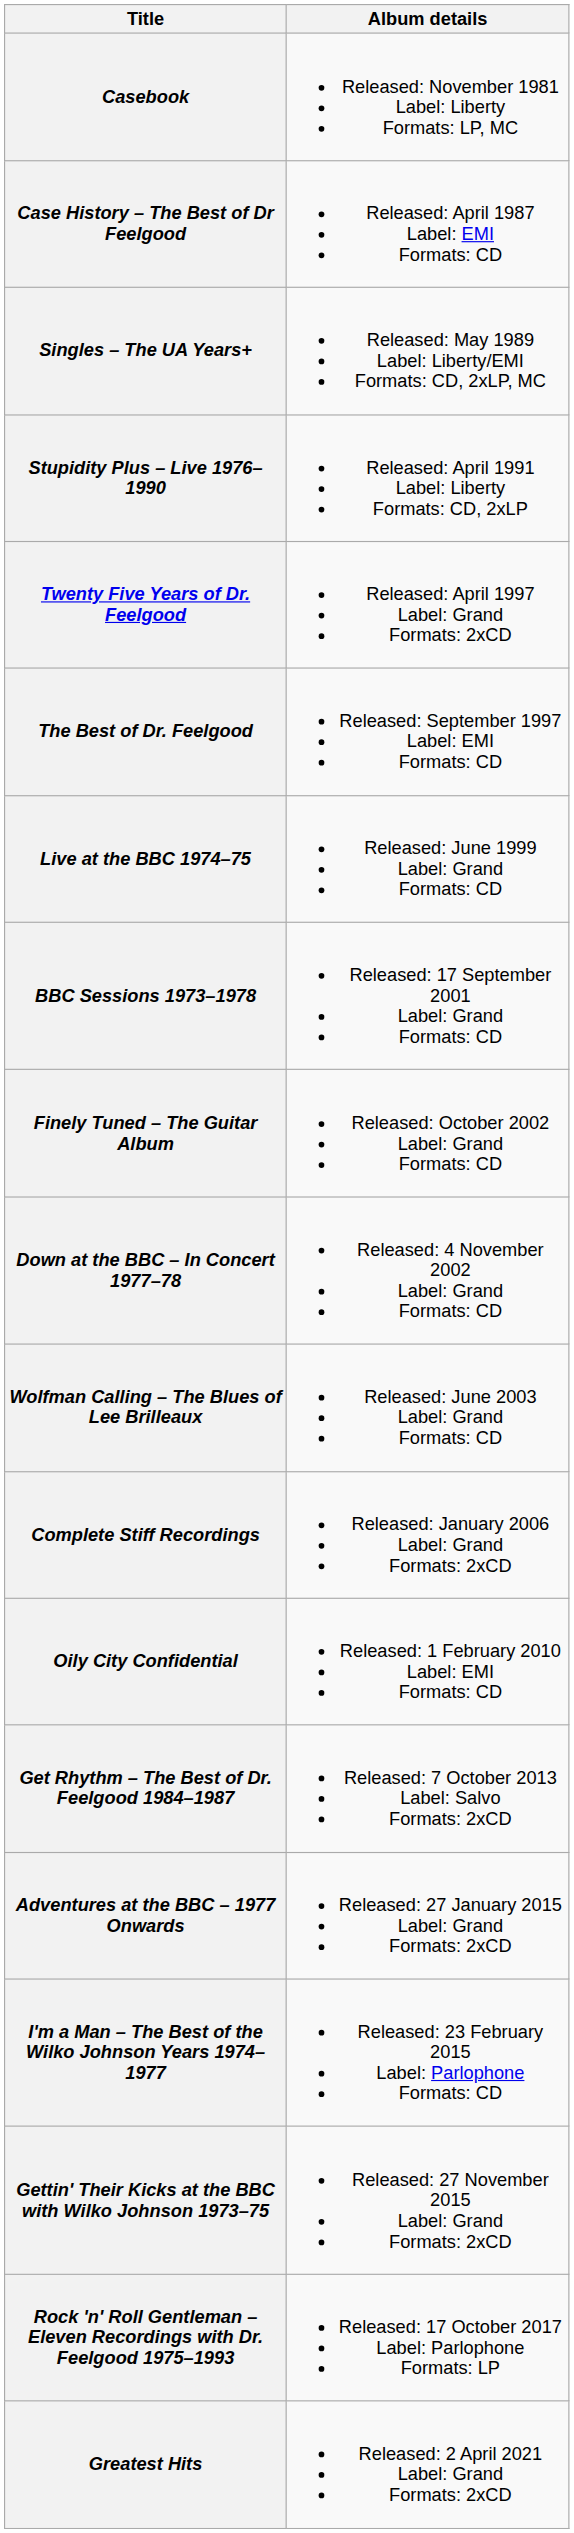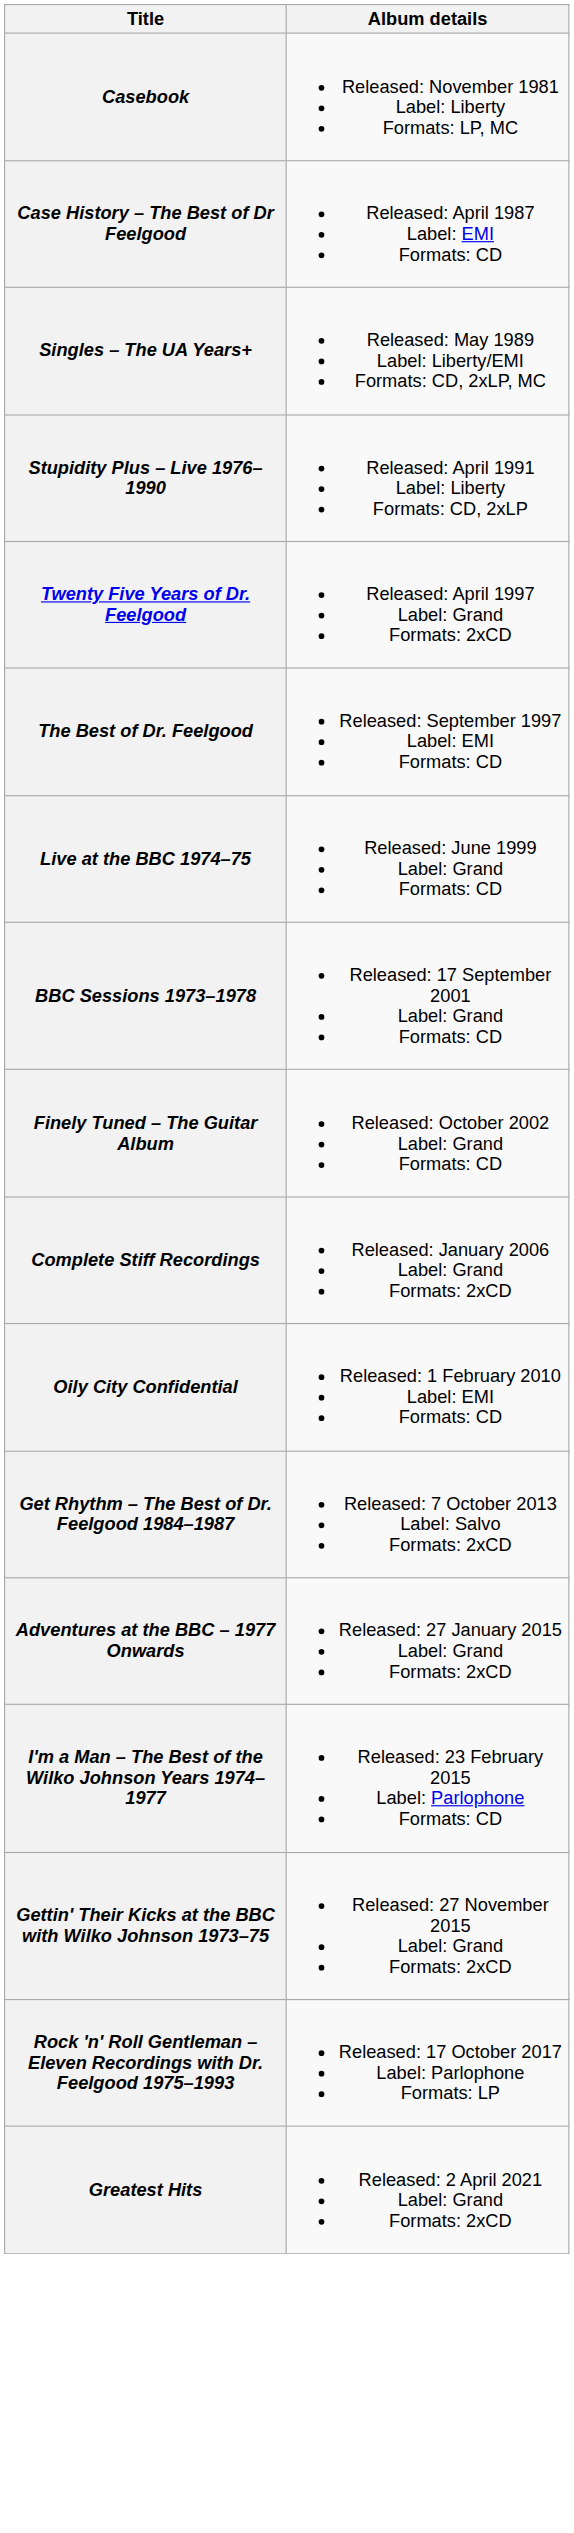- row: (146, 1270)
- row: (146, 1407)
